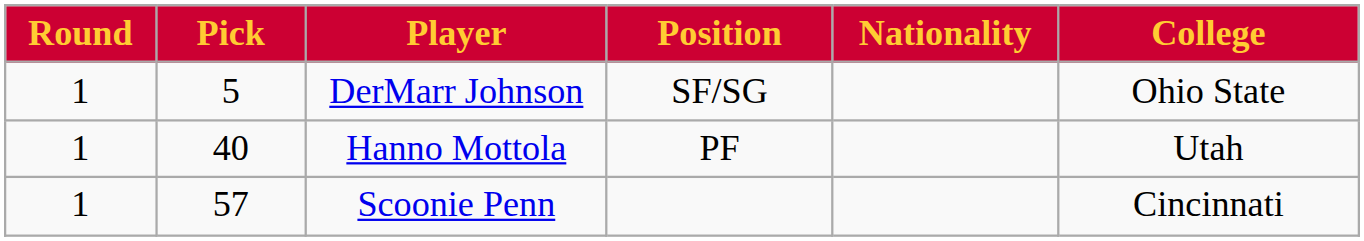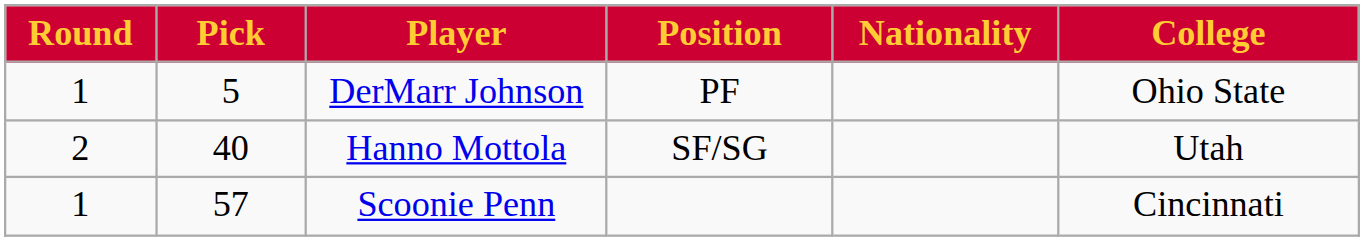(720, 90) SF/SG -> (720, 90) PF
(80, 147) 1 -> (80, 147) 2
(720, 147) PF -> (720, 147) SF/SG
